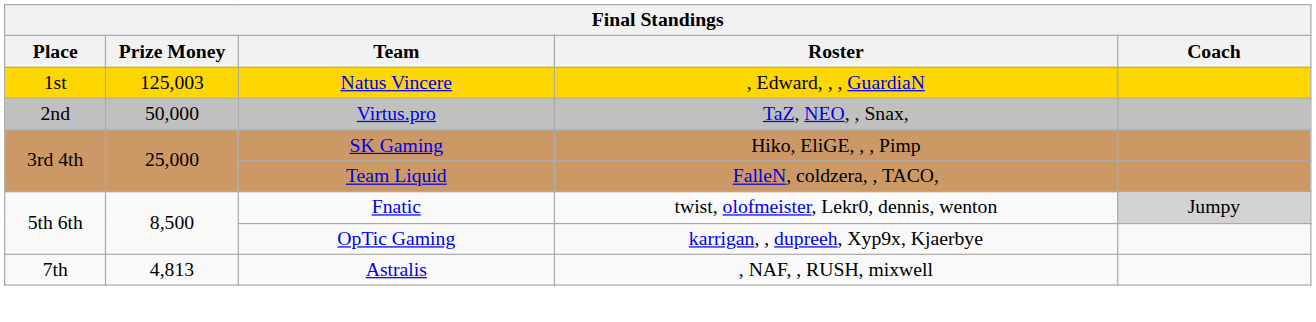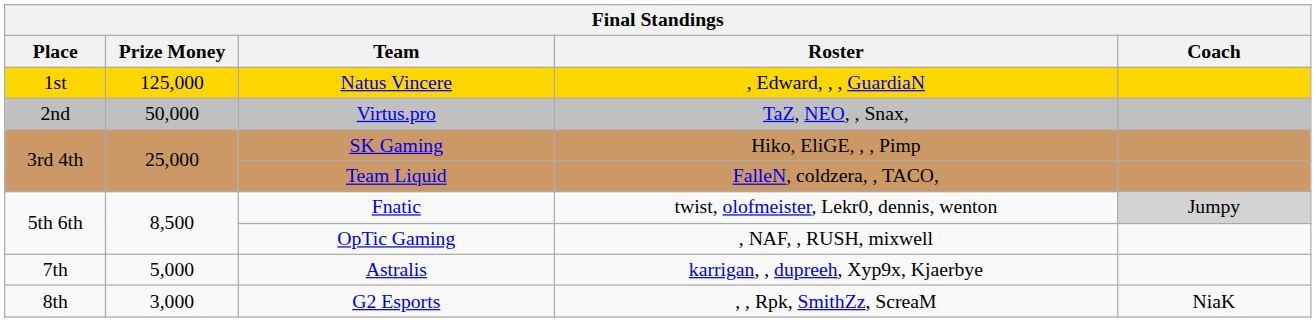(172, 82) 125,003 -> (172, 82) 125,000
(836, 238) karrigan, , dupreeh, Xyp9x, Kjaerbye -> (836, 238) , NAF, , RUSH, mixwell
(172, 269) 4,813 -> (172, 269) 5,000
(836, 269) , NAF, , RUSH, mixwell -> (836, 269) karrigan, , dupreeh, Xyp9x, Kjaerbye
+ row: (396, 301)
